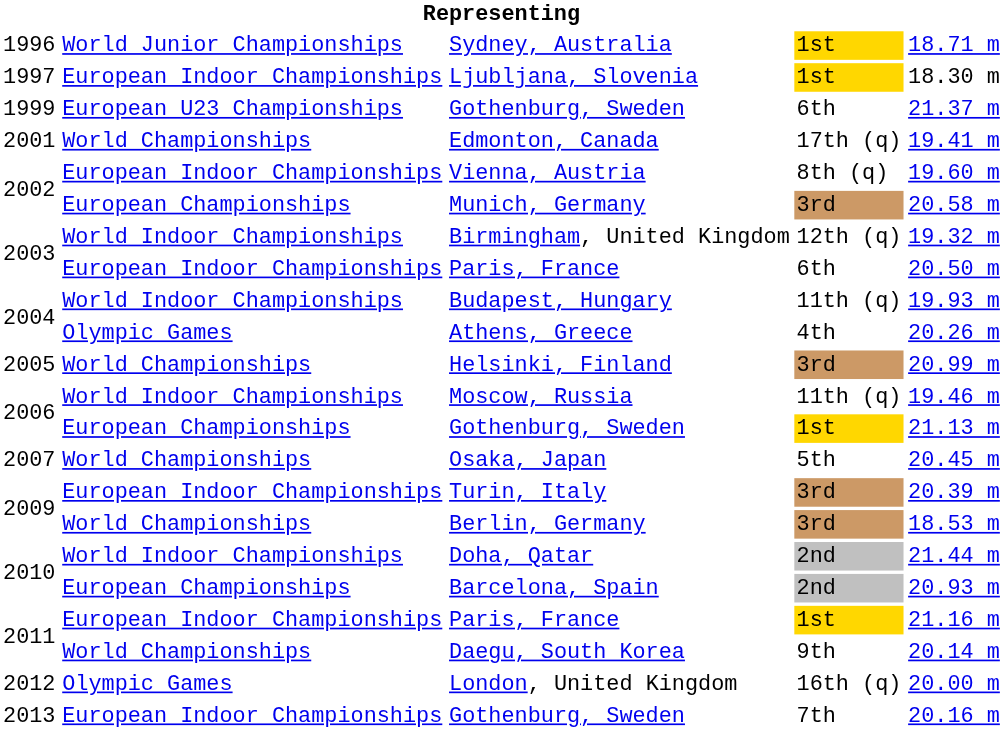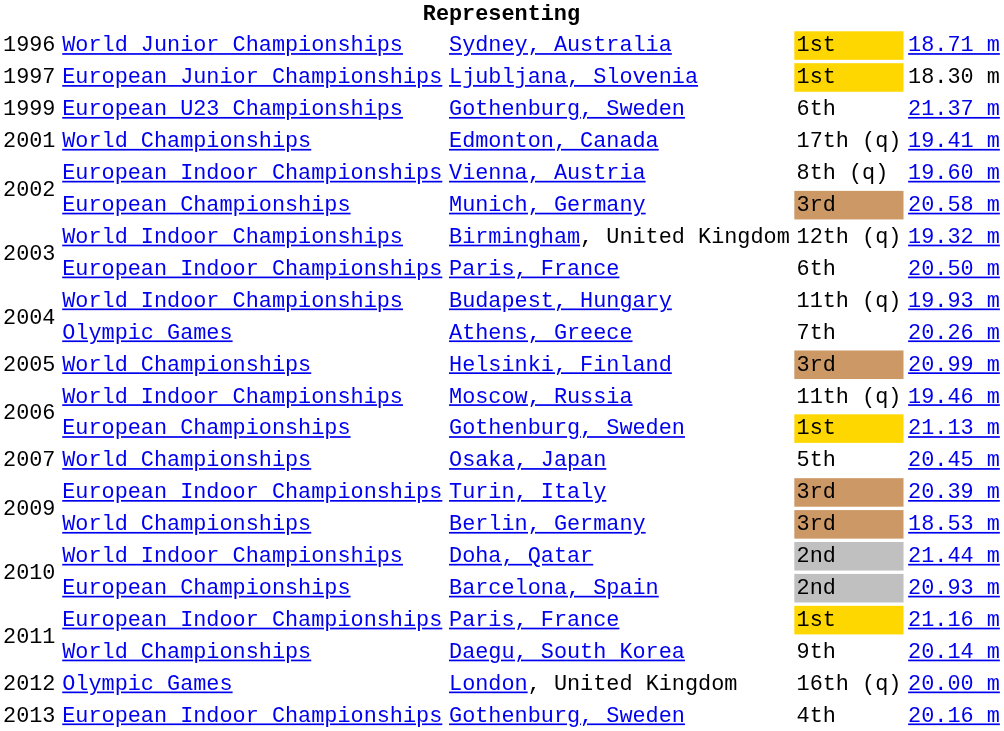(252, 77) European Indoor Championships -> (252, 77) European Junior Championships
(816, 333) 4th -> (816, 333) 7th
(816, 716) 7th -> (816, 716) 4th
